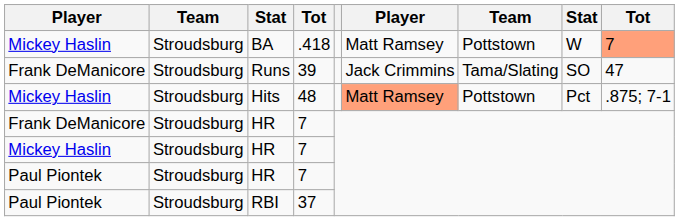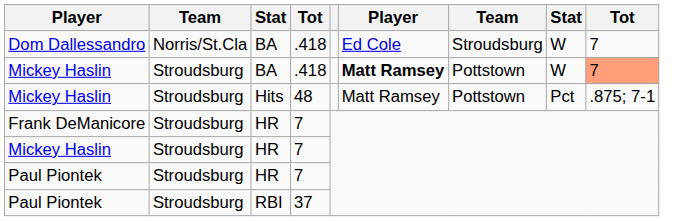+ row: (77, 44)
(394, 44) normal -> (393, 70) bold
- row: (77, 70)
(394, 96) lightsalmon background -> (391, 96) no background
